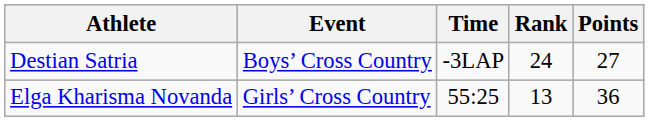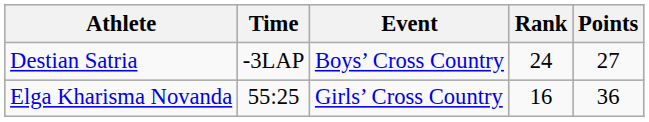columns swapped: (337, 23) <-> (473, 23)
(541, 98) 13 -> (541, 98) 16
